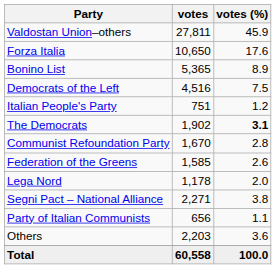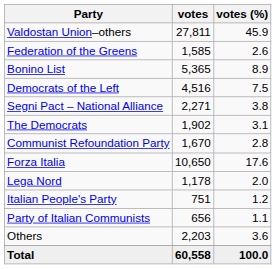rows swapped: (36, 51) <-> (72, 162)
rows swapped: (85, 199) <-> (62, 106)
(260, 125) bold -> (260, 125) normal
